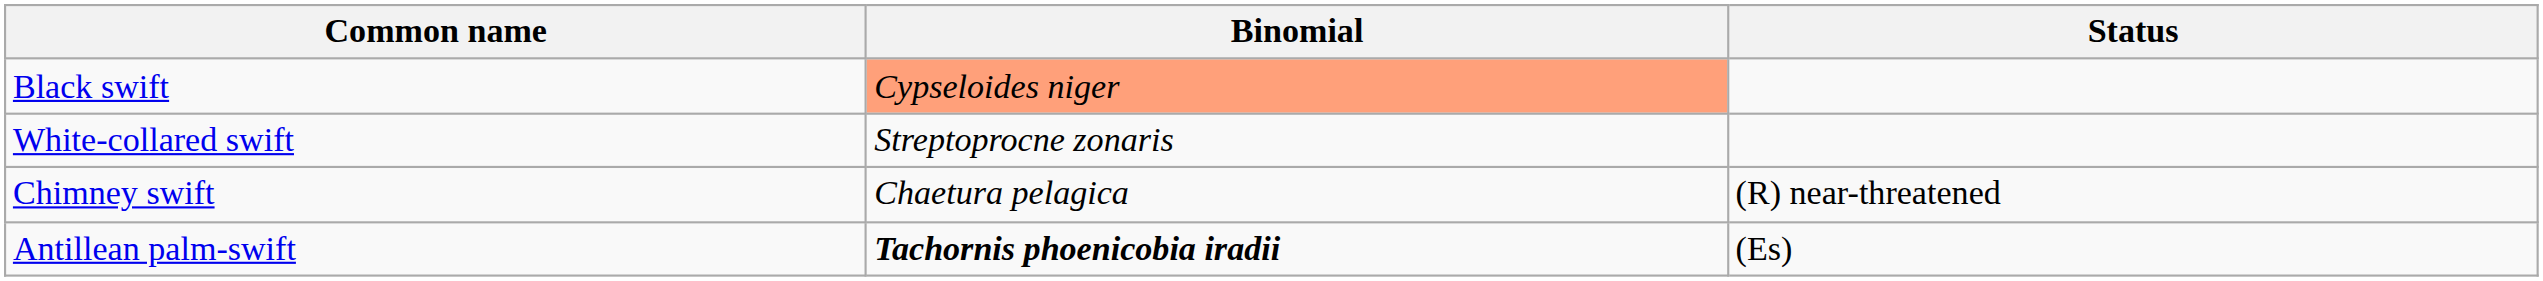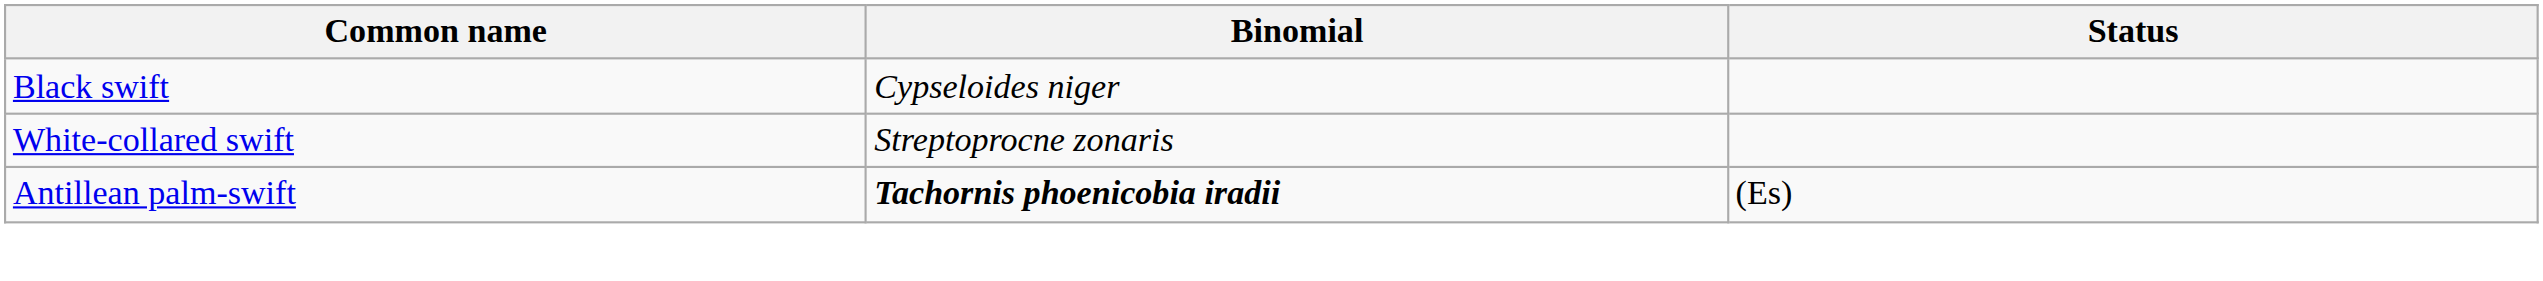(997, 85) lightsalmon background -> (997, 85) no background
- row: (114, 193)
